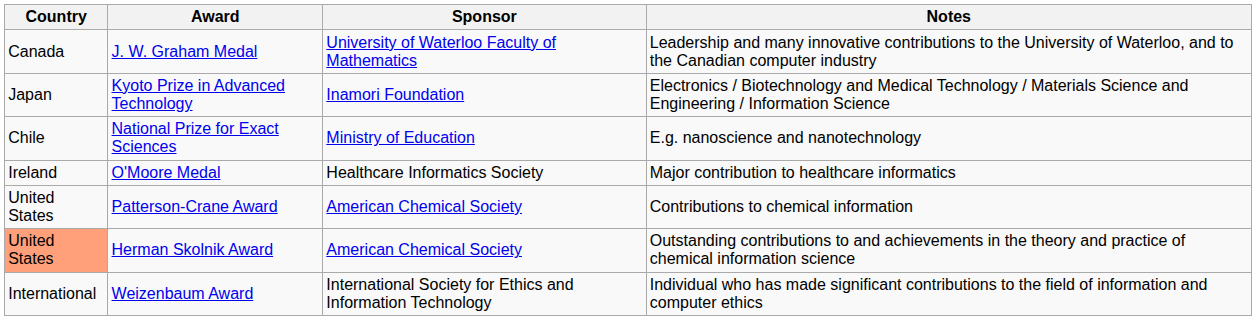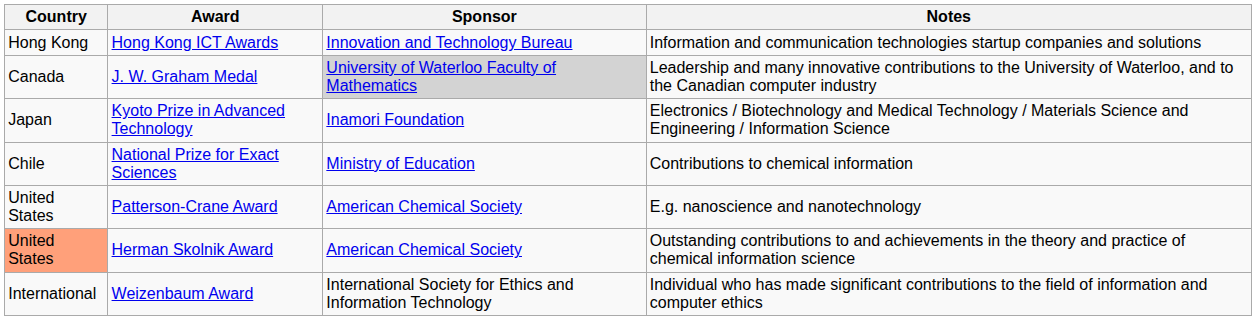+ row: (195, 42)
(441, 51) no background -> (441, 76) lightgrey background
(785, 138) E.g. nanoscience and nanotechnology -> (781, 163) Contributions to chemical information
- row: (166, 172)
(781, 207) Contributions to chemical information -> (785, 207) E.g. nanoscience and nanotechnology
